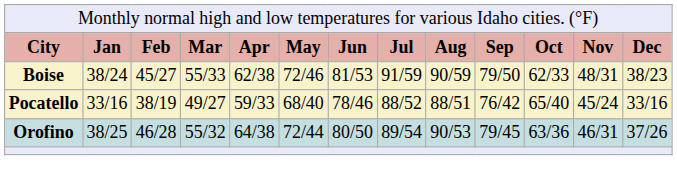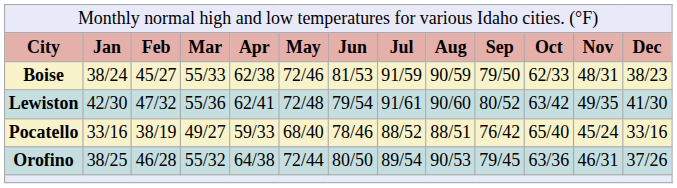+ row: (44, 103)
